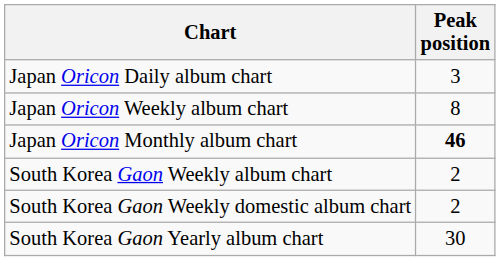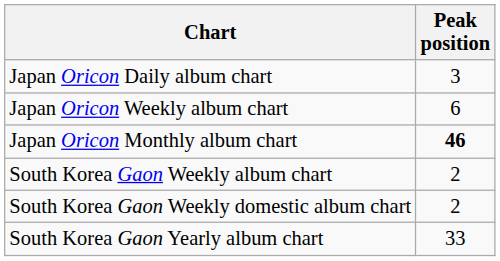(455, 108) 8 -> (455, 108) 6
(455, 238) 30 -> (455, 238) 33
